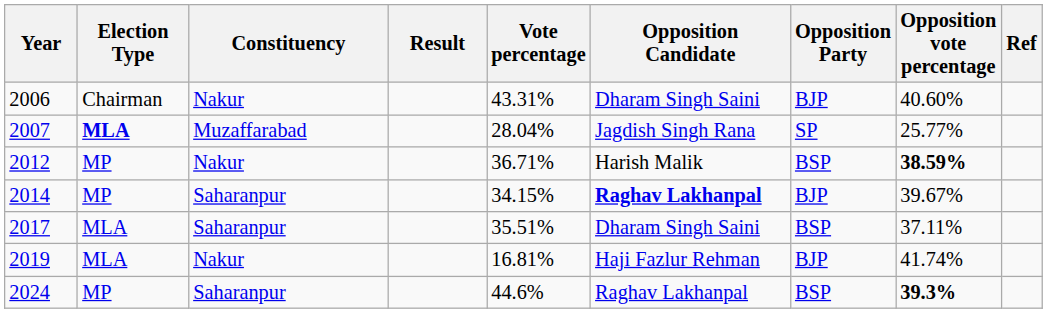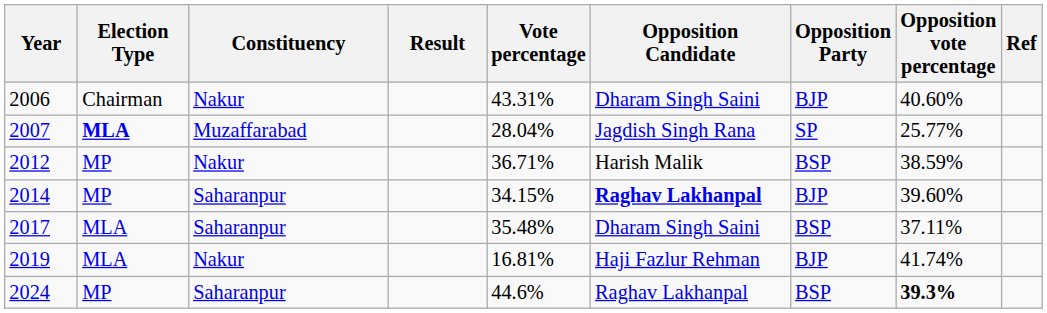(933, 163) bold -> (932, 163) normal
(932, 195) 39.67% -> (932, 195) 39.60%
(523, 227) 35.51% -> (523, 227) 35.48%
